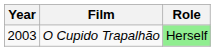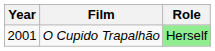(22, 35) 2003 -> (22, 35) 2001
